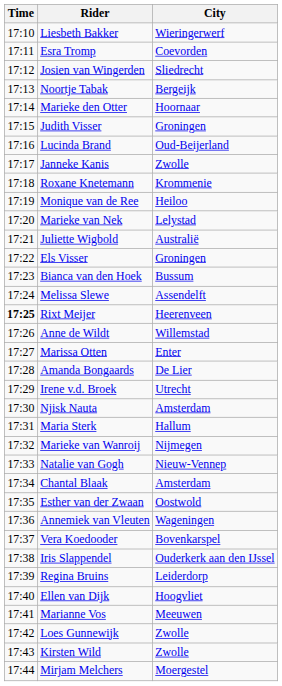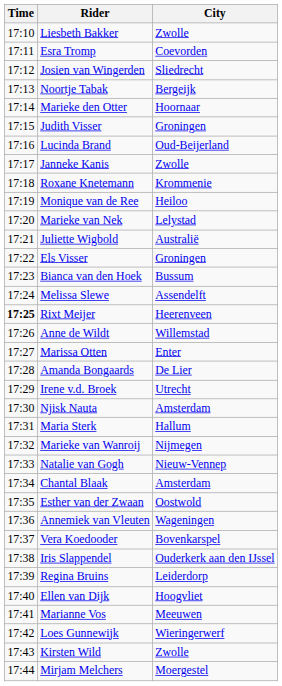(190, 32) Wieringerwerf -> (172, 32) Zwolle
(172, 633) Zwolle -> (190, 633) Wieringerwerf
